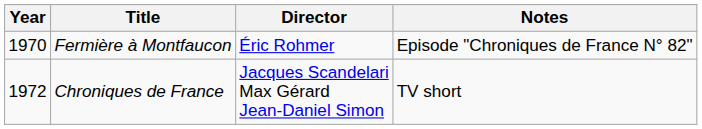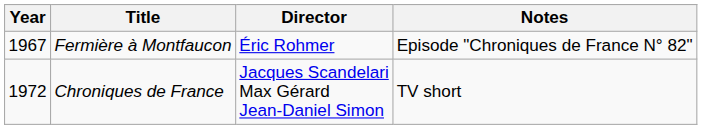(28, 45) 1970 -> (28, 45) 1967
